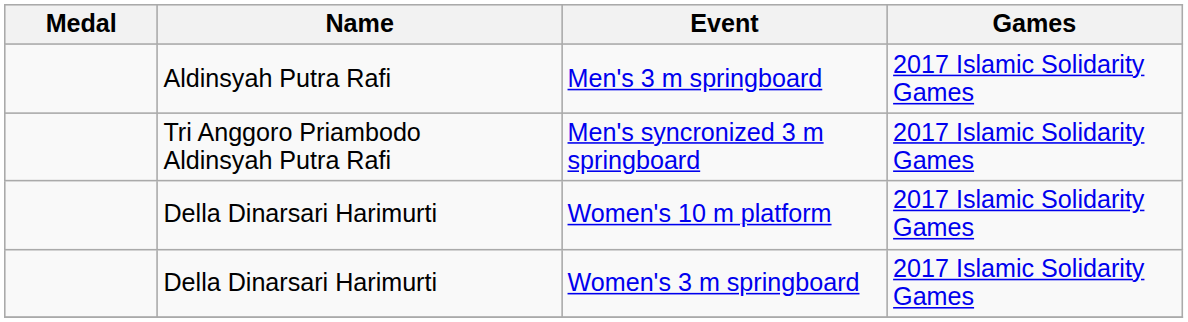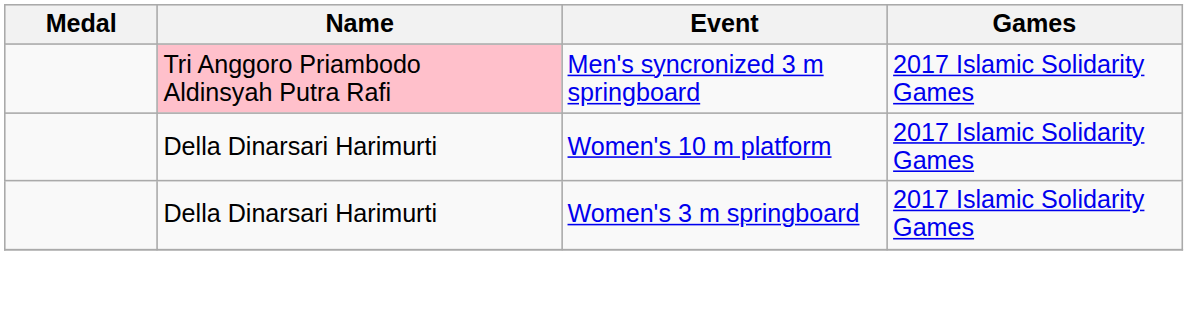- row: (695, 78)
(292, 146) no background -> (292, 78) pink background
